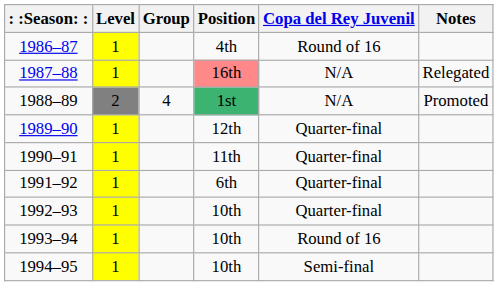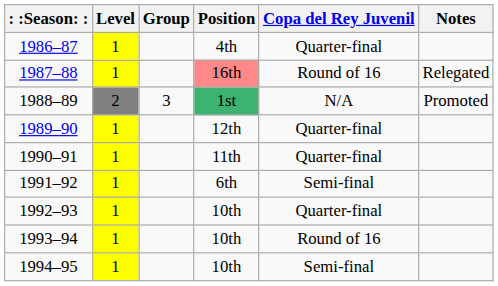(339, 46) Round of 16 -> (339, 46) Quarter-final
(339, 73) N/A -> (339, 73) Round of 16
(166, 101) 4 -> (166, 101) 3
(339, 183) Quarter-final -> (339, 183) Semi-final
